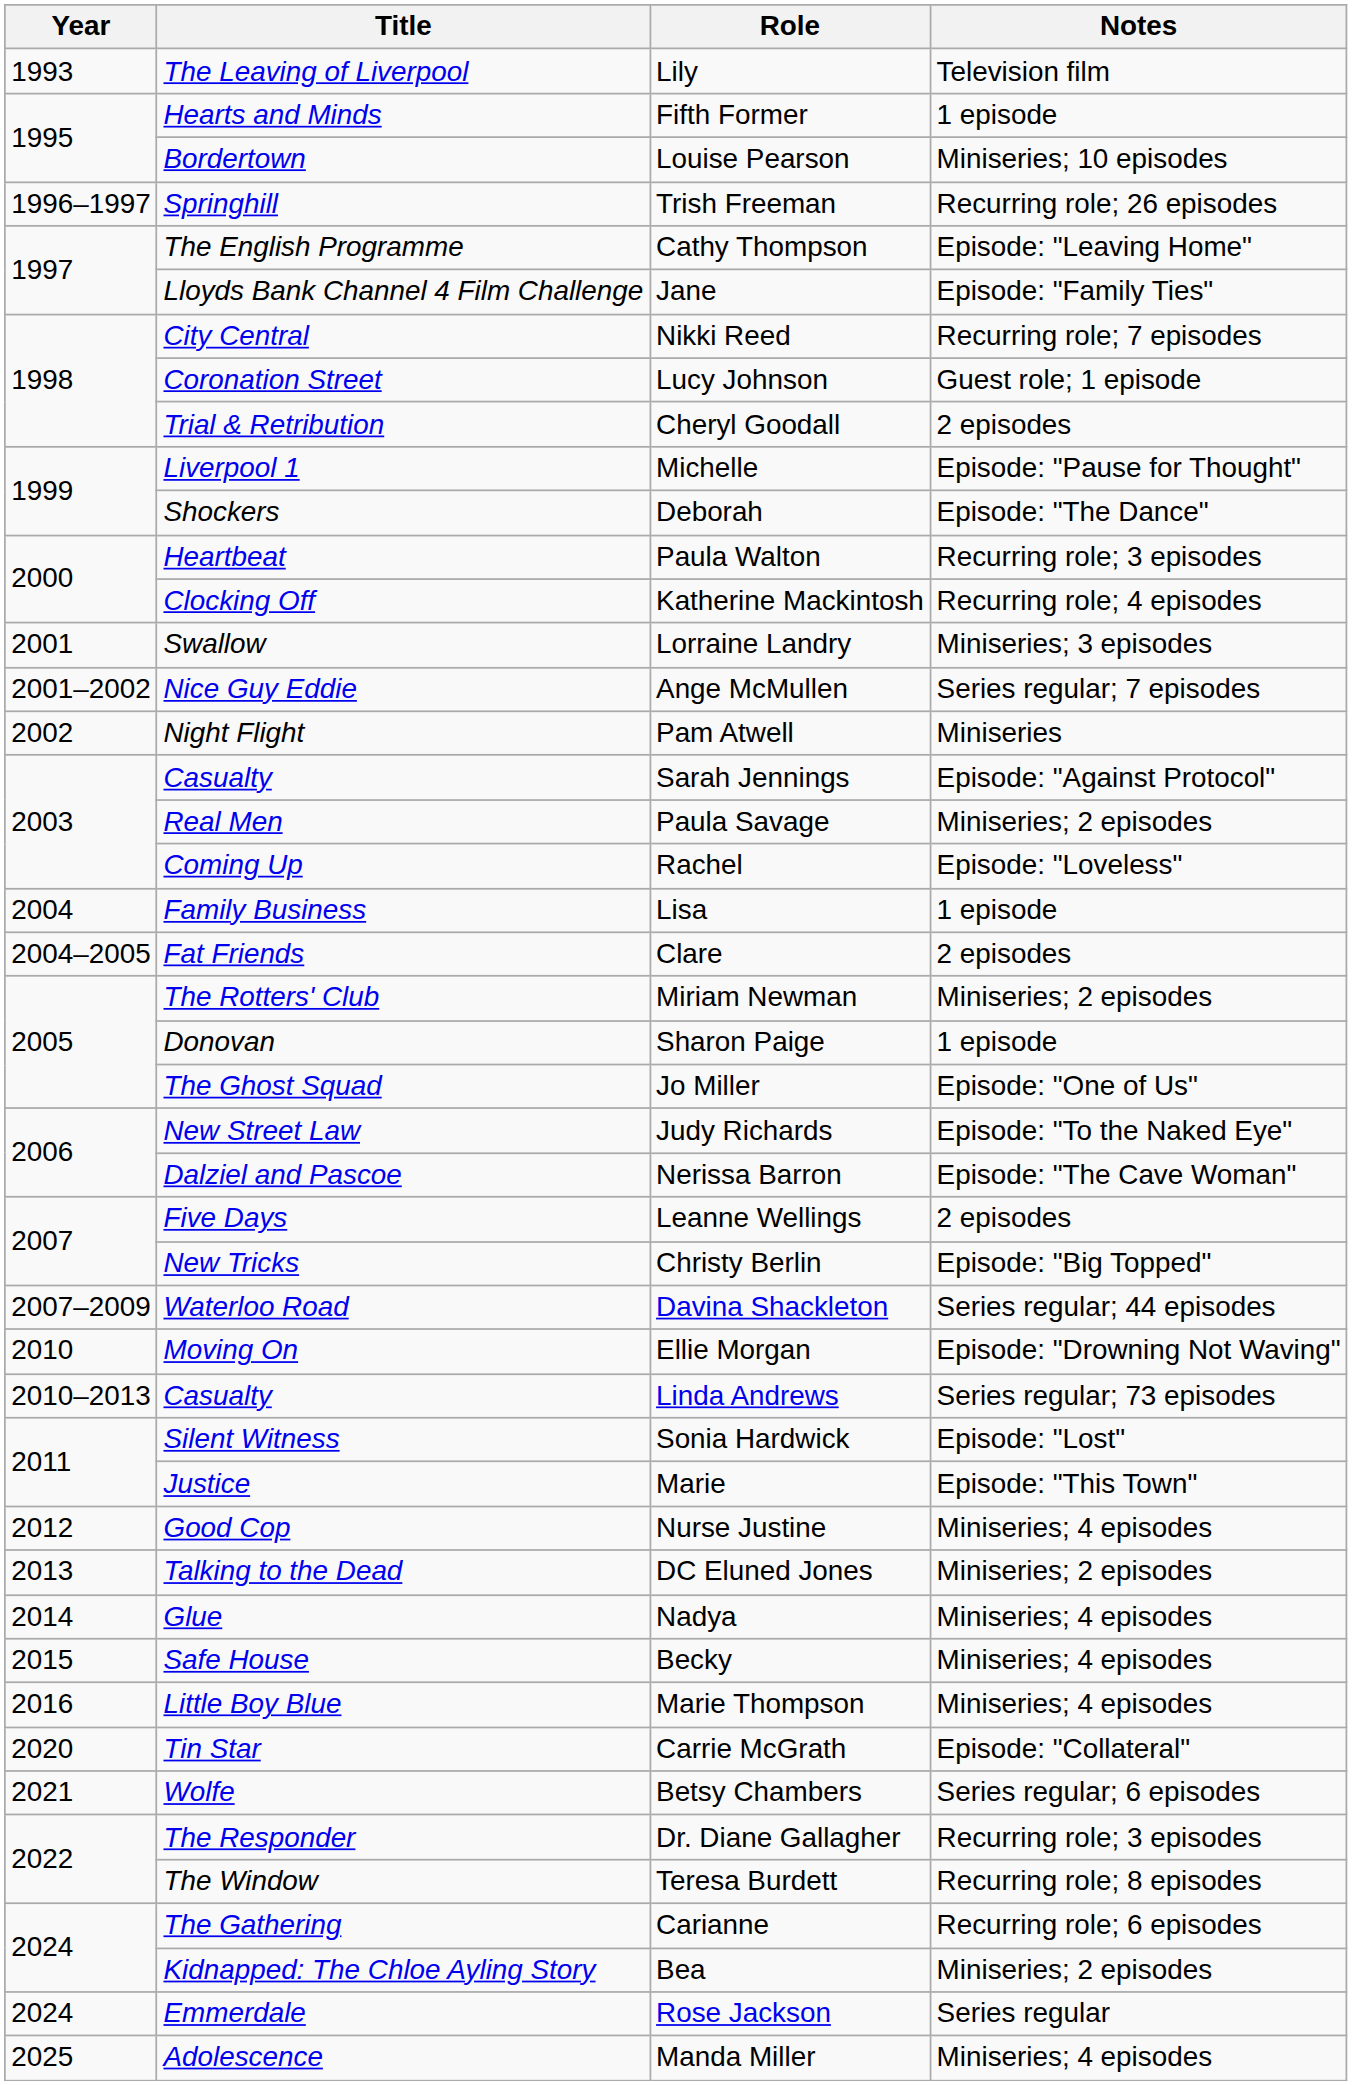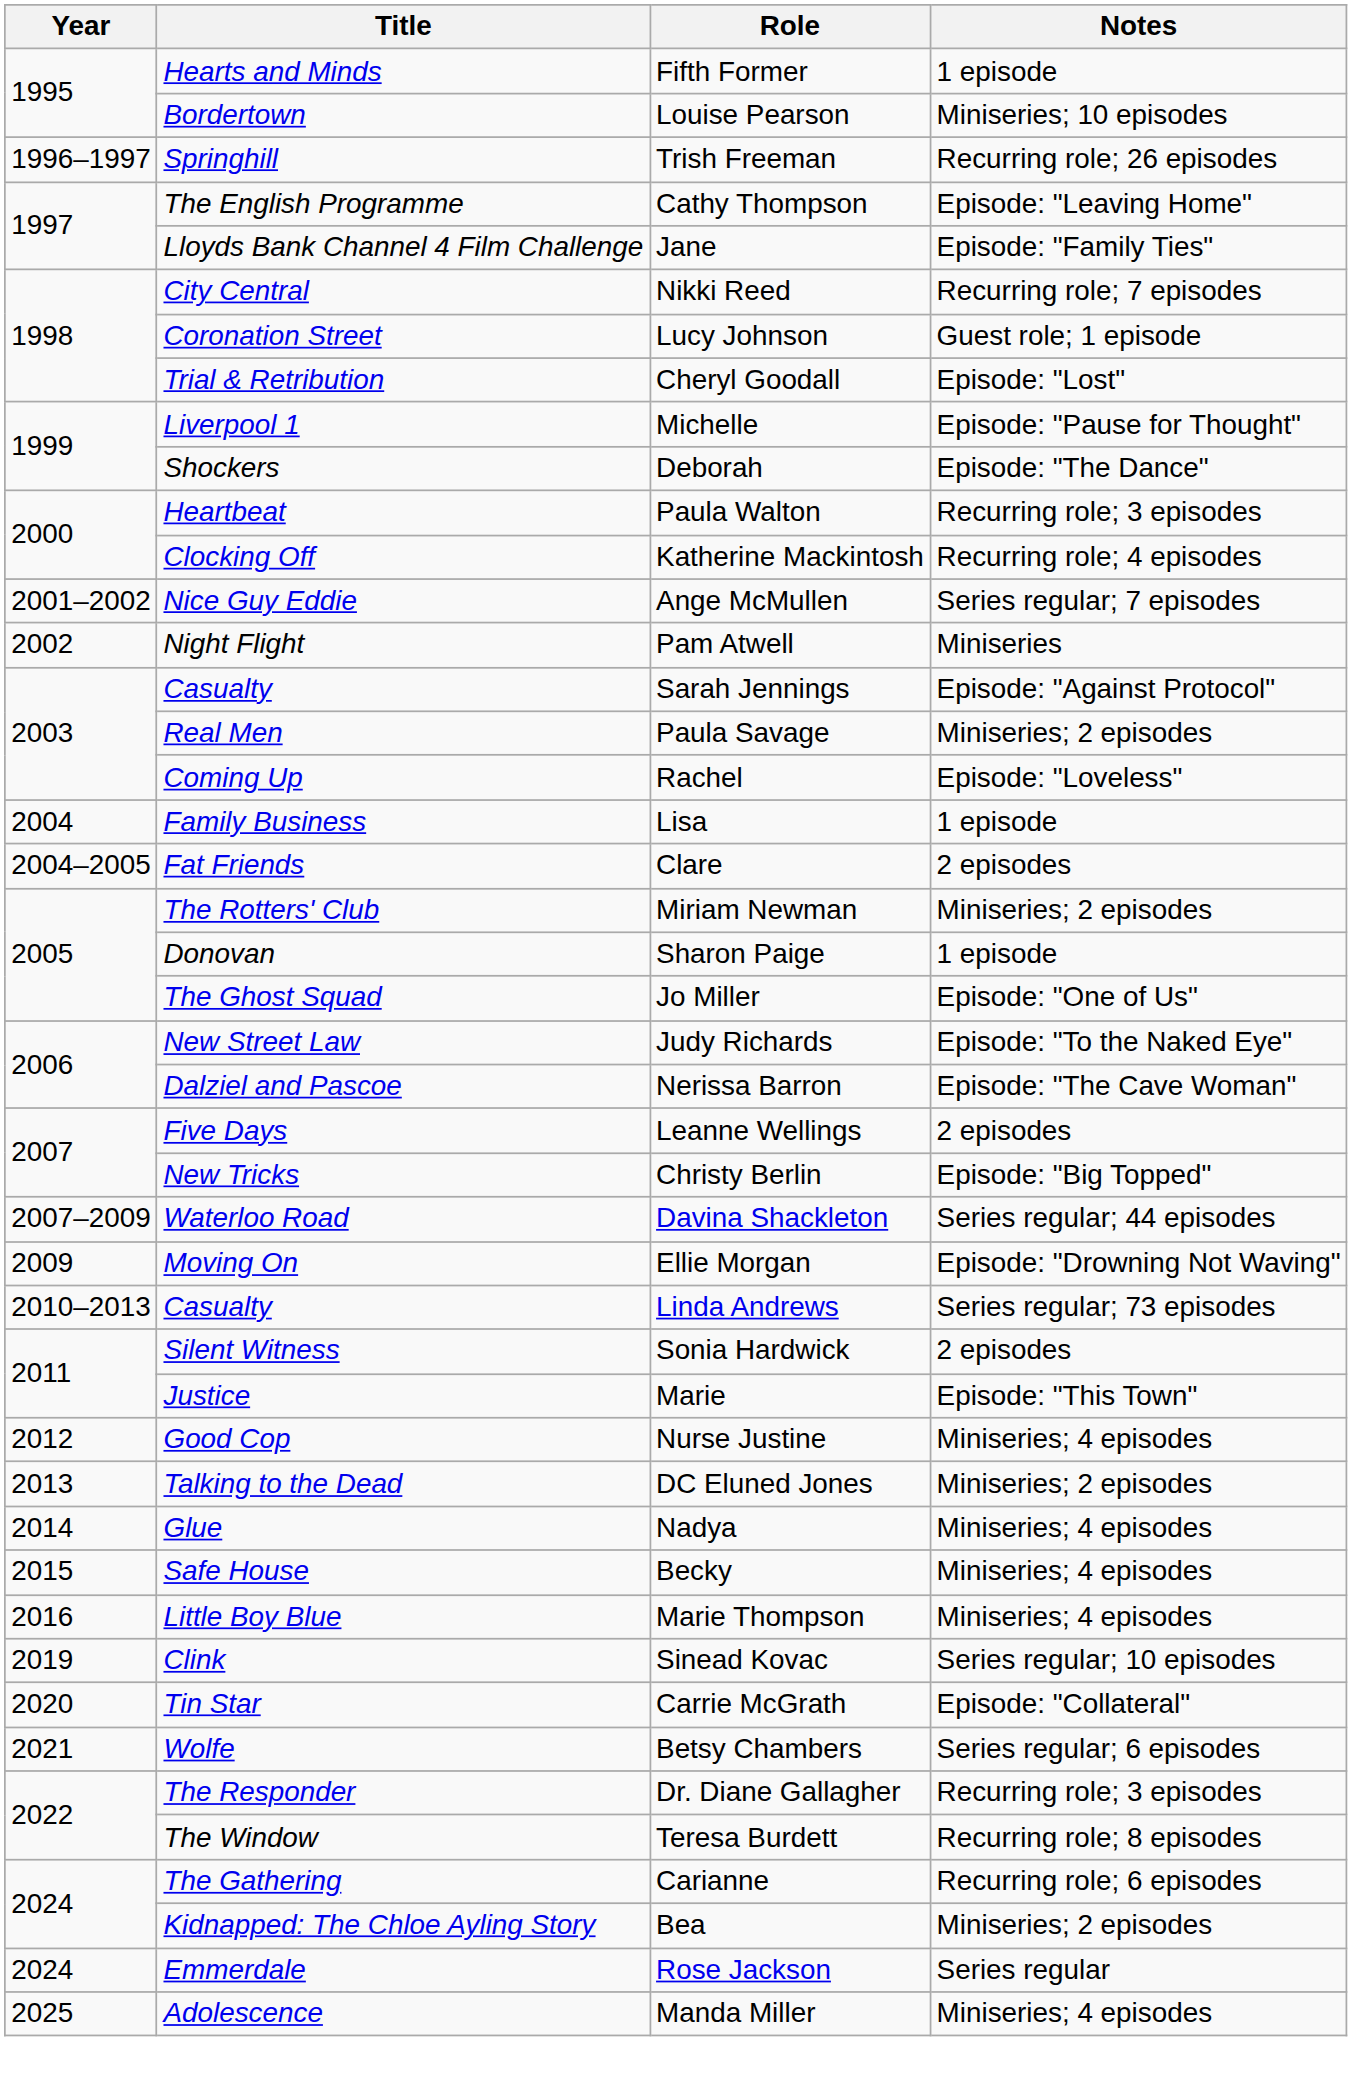- row: (677, 70)
(1004, 423) 2 episodes -> (1031, 379) Episode: "Lost"
- row: (754, 644)
(42, 1351) 2010 -> (42, 1262) 2009
(1031, 1439) Episode: "Lost" -> (1004, 1351) 2 episodes
+ row: (742, 1660)
